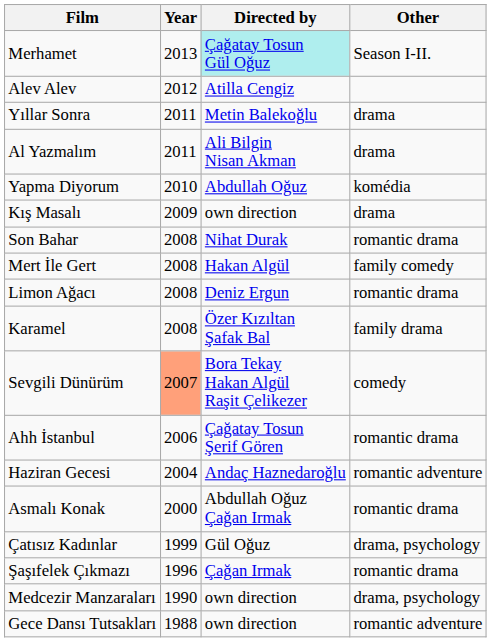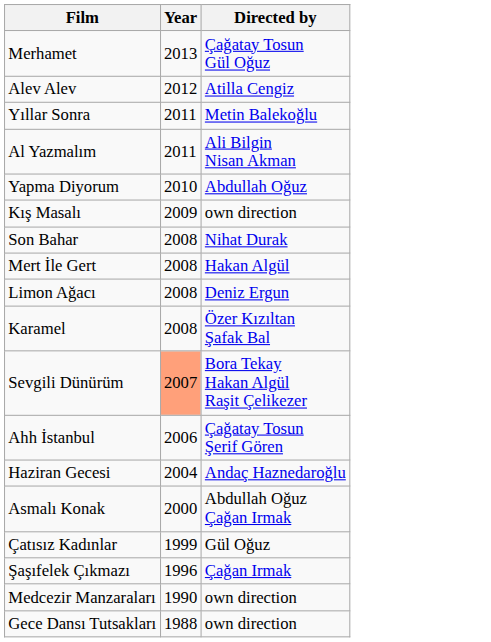- column: (418, 17)
(254, 53) paleturquoise background -> (254, 53) no background
